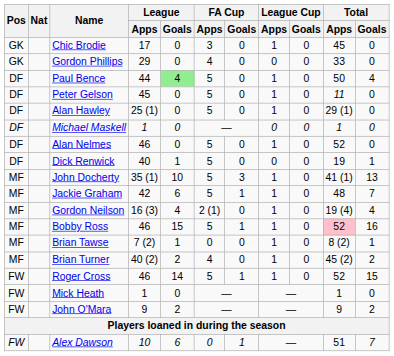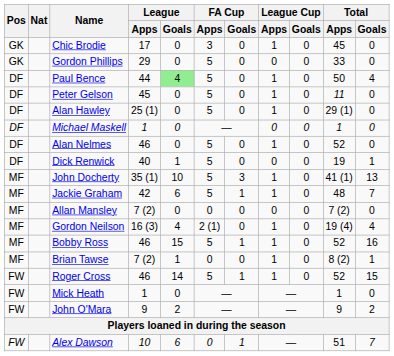(210, 62) 4 -> (210, 62) 5
+ row: (85, 210)
(339, 227) pink background -> (339, 243) no background
- row: (81, 260)
